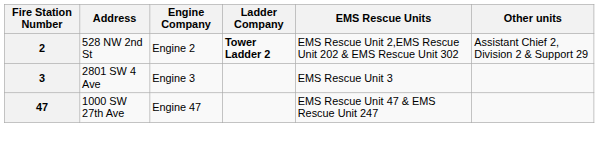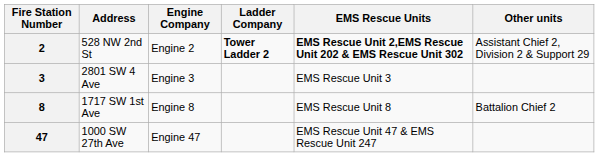(378, 48) normal -> (380, 48) bold
+ row: (42, 107)
